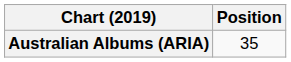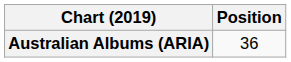(249, 43) 35 -> (249, 43) 36
